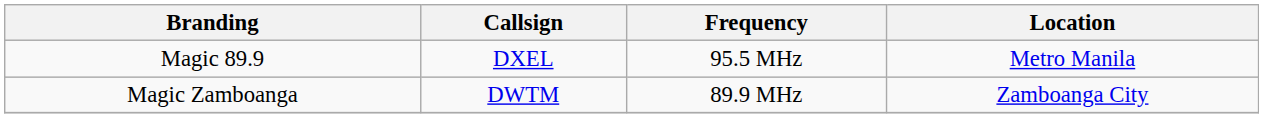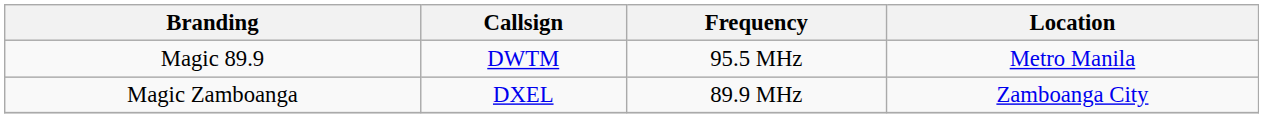(523, 58) DXEL -> (523, 58) DWTM
(523, 94) DWTM -> (523, 94) DXEL
